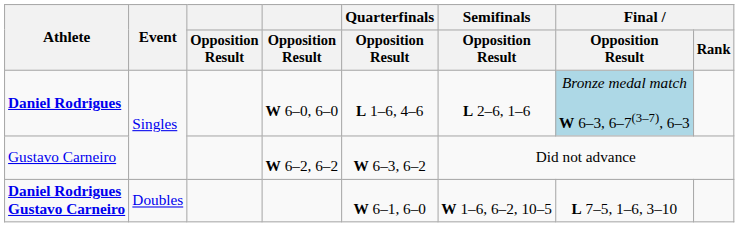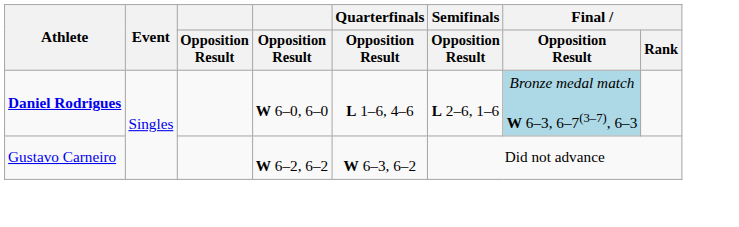- row: (67, 200)
